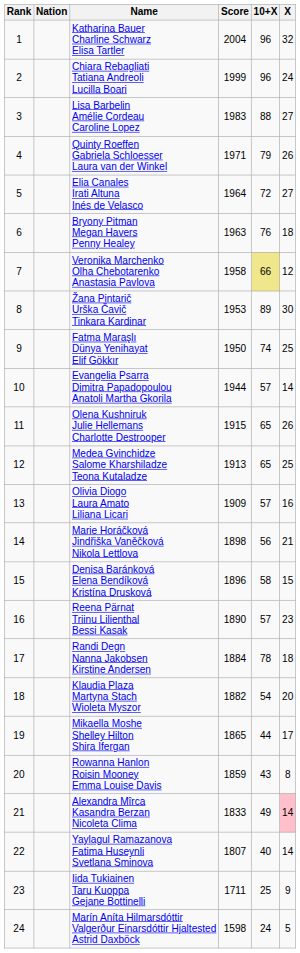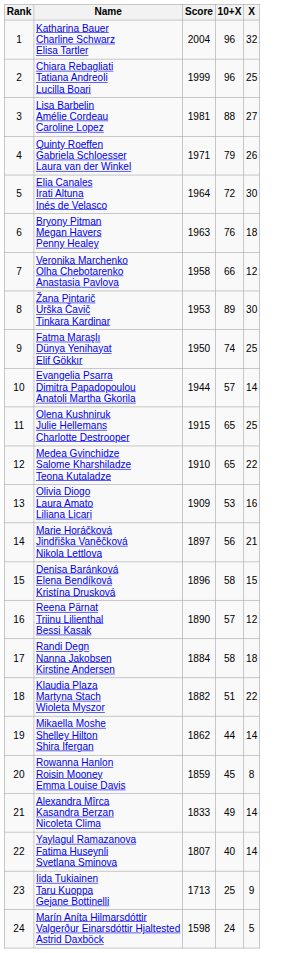- column: (52, 12)
(288, 78) 24 -> (252, 78) 25
(235, 117) 1983 -> (199, 117) 1981
(288, 194) 27 -> (252, 194) 30
(266, 271) khaki background -> (230, 271) no background
(288, 426) 26 -> (252, 426) 25
(235, 465) 1913 -> (199, 465) 1910
(288, 465) 25 -> (252, 465) 22
(266, 503) 57 -> (230, 503) 53
(235, 542) 1898 -> (199, 542) 1897
(288, 619) 23 -> (252, 619) 12
(266, 658) 78 -> (230, 658) 58
(266, 697) 54 -> (230, 697) 51
(288, 697) 20 -> (252, 697) 22
(235, 735) 1865 -> (199, 735) 1862
(288, 735) 17 -> (252, 735) 14
(266, 774) 43 -> (230, 774) 45
(288, 813) pink background -> (252, 813) no background
(235, 890) 1711 -> (199, 890) 1713
